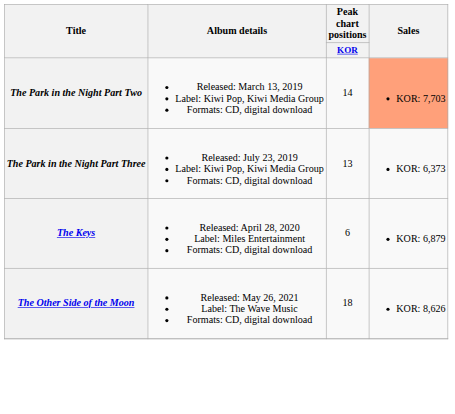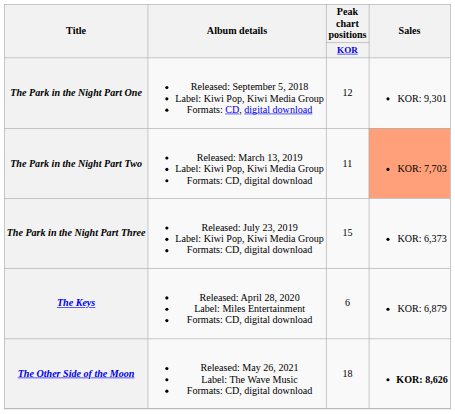+ row: (76, 93)
(347, 93) 14 -> (347, 163) 11
(347, 163) 13 -> (347, 233) 15
(408, 309) normal -> (410, 379) bold
